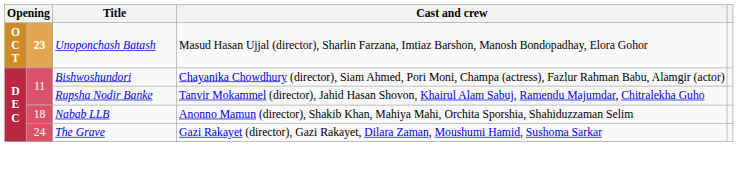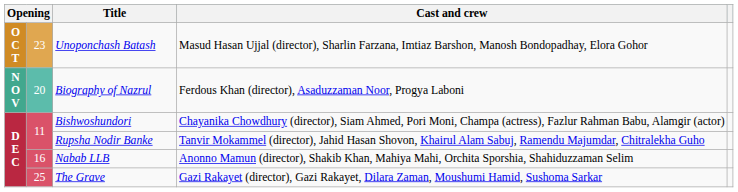(40, 45) bold -> (40, 45) normal
+ row: (103, 90)
(40, 114) 18 -> (40, 158) 16
(40, 132) 24 -> (40, 177) 25
